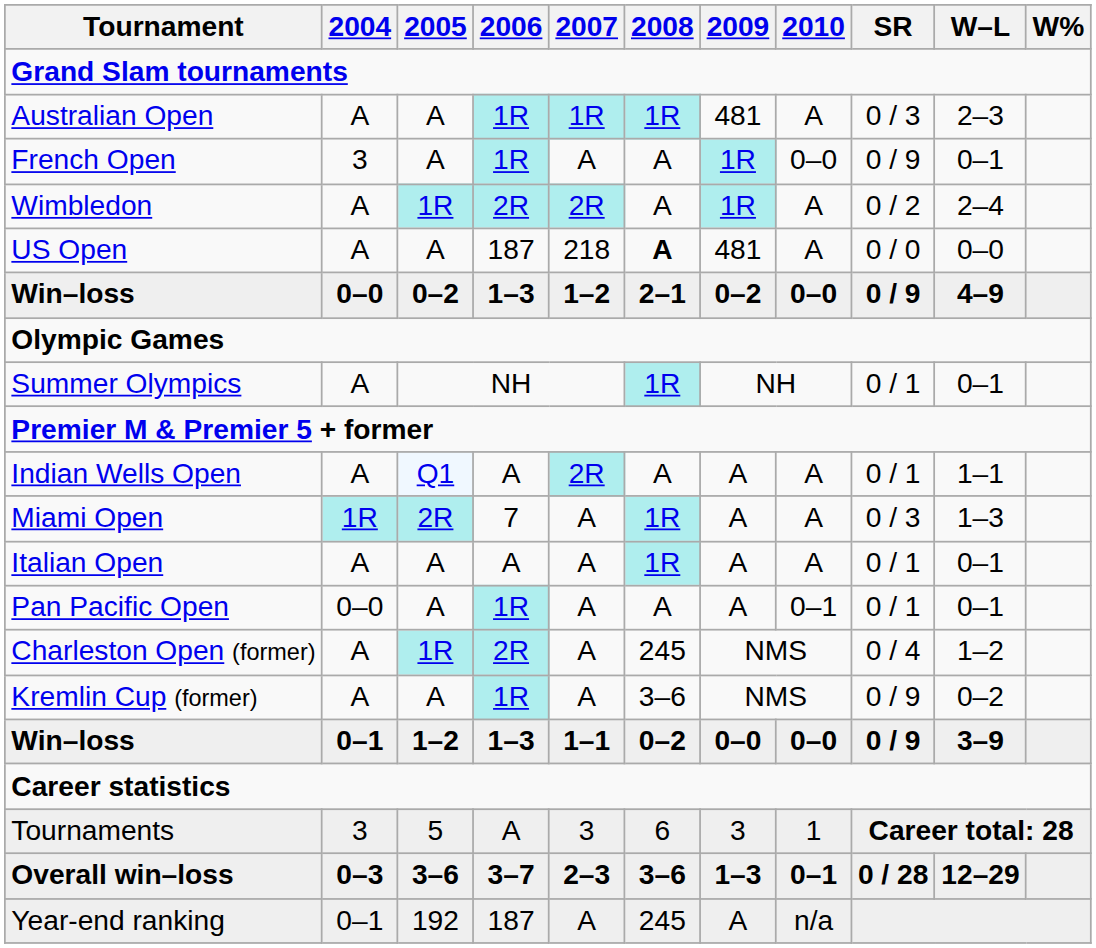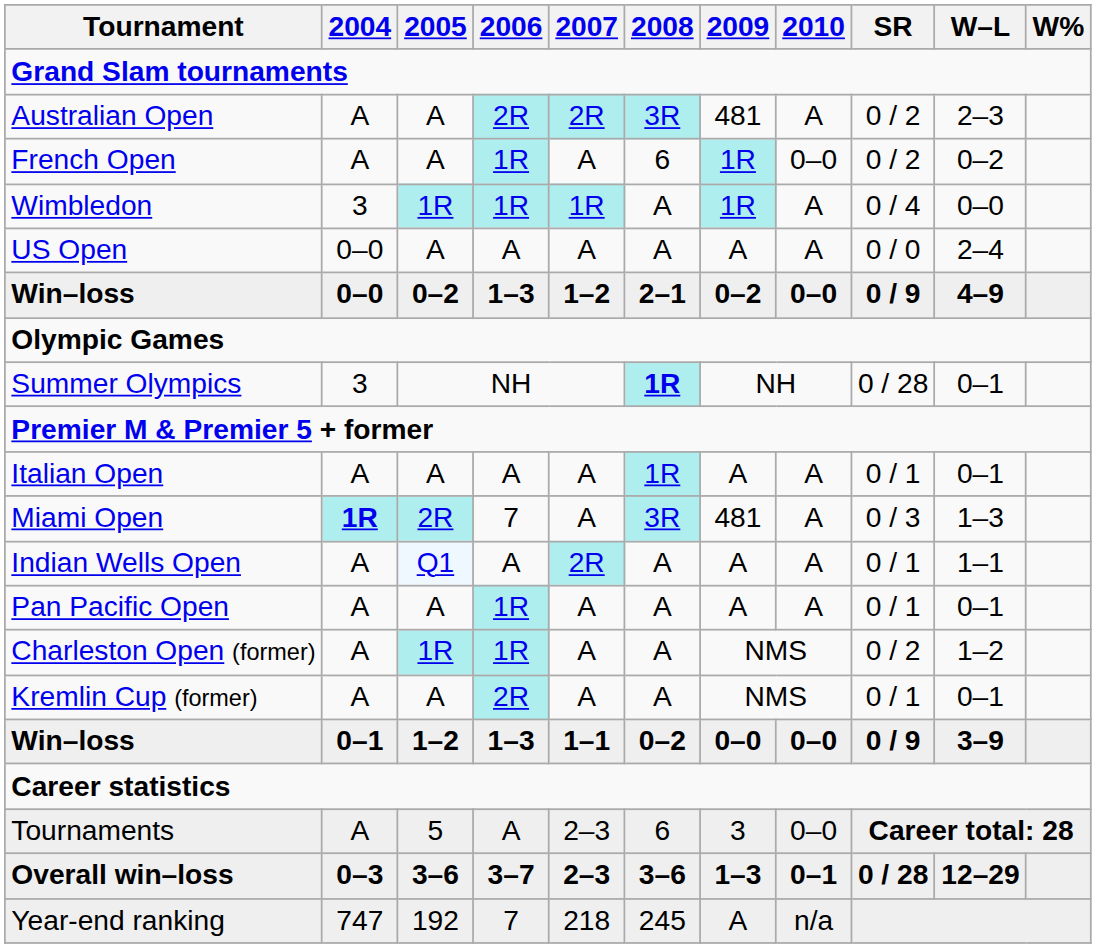(511, 116) 1R -> (511, 116) 2R
(587, 116) 1R -> (587, 116) 2R
(662, 116) 1R -> (662, 116) 3R
(893, 116) 0 / 3 -> (893, 116) 0 / 2
(360, 160) 3 -> (360, 160) A
(662, 160) A -> (662, 160) 6
(893, 160) 0 / 9 -> (893, 160) 0 / 2
(980, 160) 0–1 -> (980, 160) 0–2
(360, 205) A -> (360, 205) 3
(511, 205) 2R -> (511, 205) 1R
(587, 205) 2R -> (587, 205) 1R
(893, 205) 0 / 2 -> (893, 205) 0 / 4
(980, 205) 2–4 -> (980, 205) 0–0
(360, 250) A -> (360, 250) 0–0
(511, 250) 187 -> (511, 250) A
(587, 250) 218 -> (587, 250) A
(662, 250) bold -> (662, 250) normal
(738, 250) 481 -> (738, 250) A
(980, 250) 0–0 -> (980, 250) 2–4
(360, 384) A -> (360, 384) 3
(662, 384) normal -> (662, 384) bold
(893, 384) 0 / 1 -> (893, 384) 0 / 28
rows swapped: (126, 473) <-> (87, 562)
(360, 518) normal -> (360, 518) bold
(662, 518) 1R -> (662, 518) 3R
(738, 518) A -> (738, 518) 481
(360, 607) 0–0 -> (360, 607) A
(814, 607) 0–1 -> (814, 607) A
(511, 652) 2R -> (511, 652) 1R
(662, 652) 245 -> (662, 652) A
(893, 652) 0 / 4 -> (893, 652) 0 / 2
(511, 696) 1R -> (511, 696) 2R
(662, 696) 3–6 -> (662, 696) A
(893, 696) 0 / 9 -> (893, 696) 0 / 1
(980, 696) 0–2 -> (980, 696) 0–1
(360, 830) 3 -> (360, 830) A
(587, 830) 3 -> (587, 830) 2–3
(814, 830) 1 -> (814, 830) 0–0
(360, 920) 0–1 -> (360, 920) 747
(511, 920) 187 -> (511, 920) 7
(587, 920) A -> (587, 920) 218
